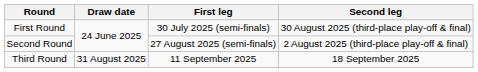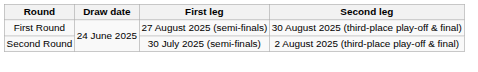(213, 28) 30 July 2025 (semi-finals) -> (204, 28) 27 August 2025 (semi-finals)
(213, 43) 27 August 2025 (semi-finals) -> (204, 43) 30 July 2025 (semi-finals)
- row: (39, 59)
